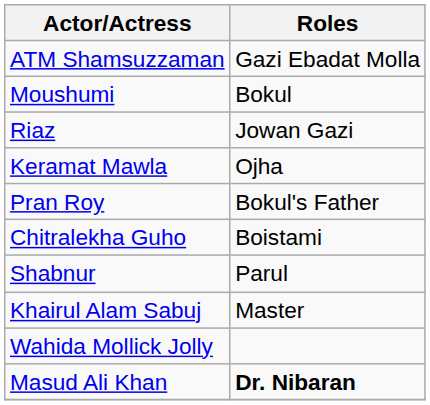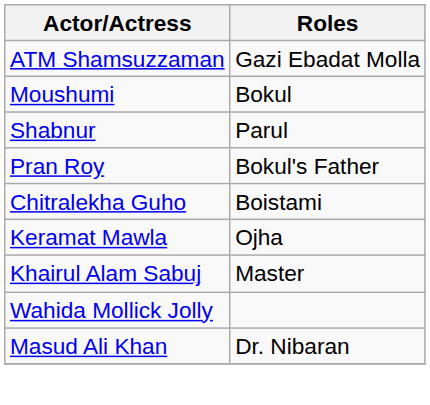- row: (33, 130)
rows swapped: (53, 274) <-> (89, 166)
(296, 381) bold -> (292, 346) normal
